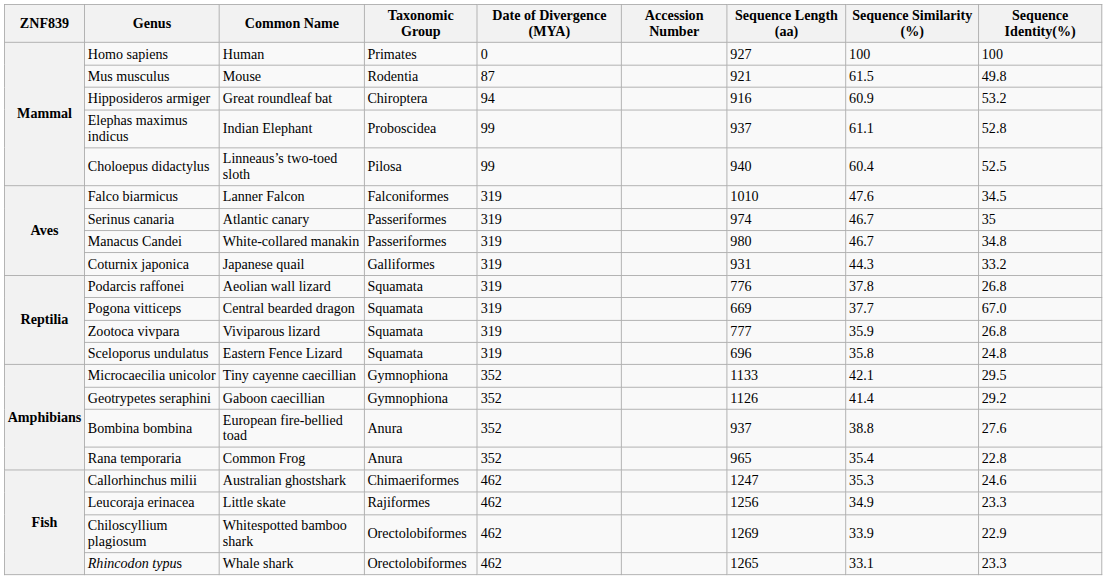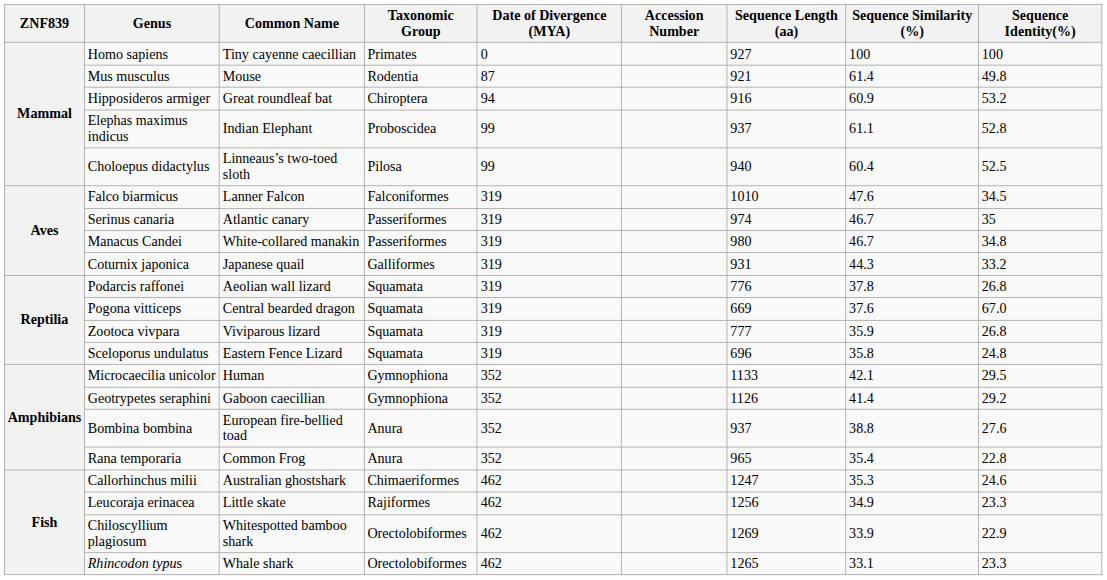(244, 53) Human -> (289, 53) Tiny cayenne caecillian
(861, 76) 61.5 -> (861, 76) 61.4
(861, 308) 37.7 -> (861, 308) 37.6
(289, 375) Tiny cayenne caecillian -> (244, 375) Human
